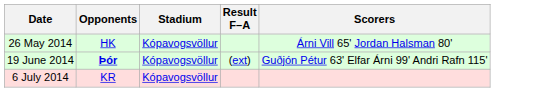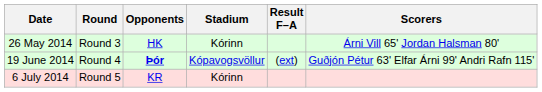+ column: (100, 19)
(180, 43) Kópavogsvöllur -> (227, 43) Kórinn
(180, 78) Kópavogsvöllur -> (227, 78) Kórinn
